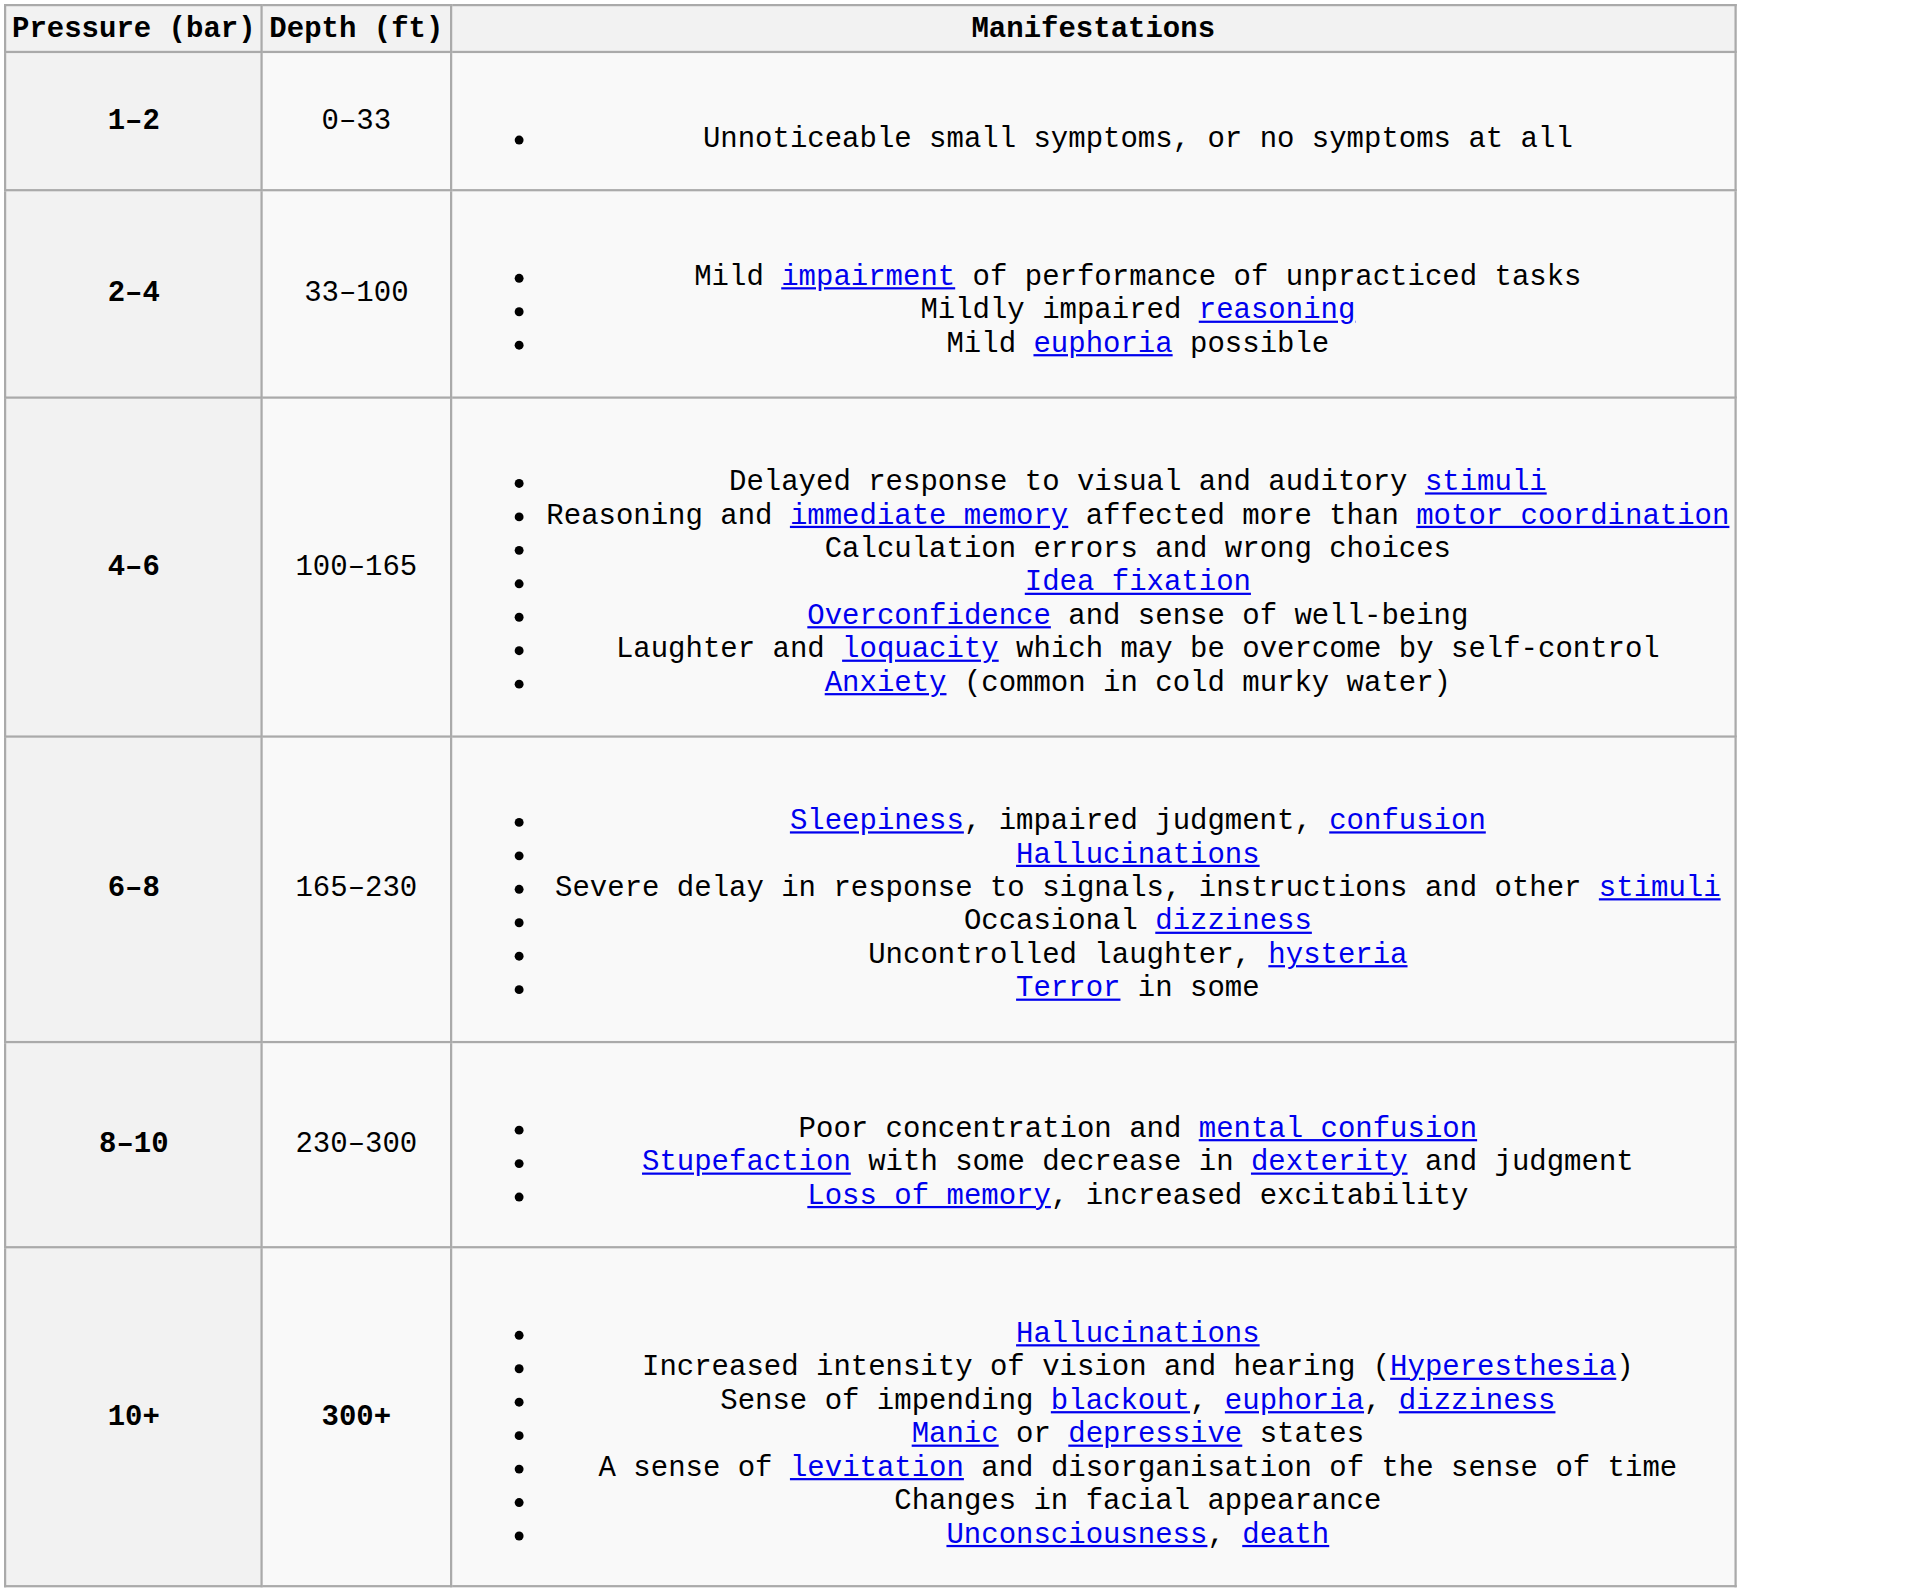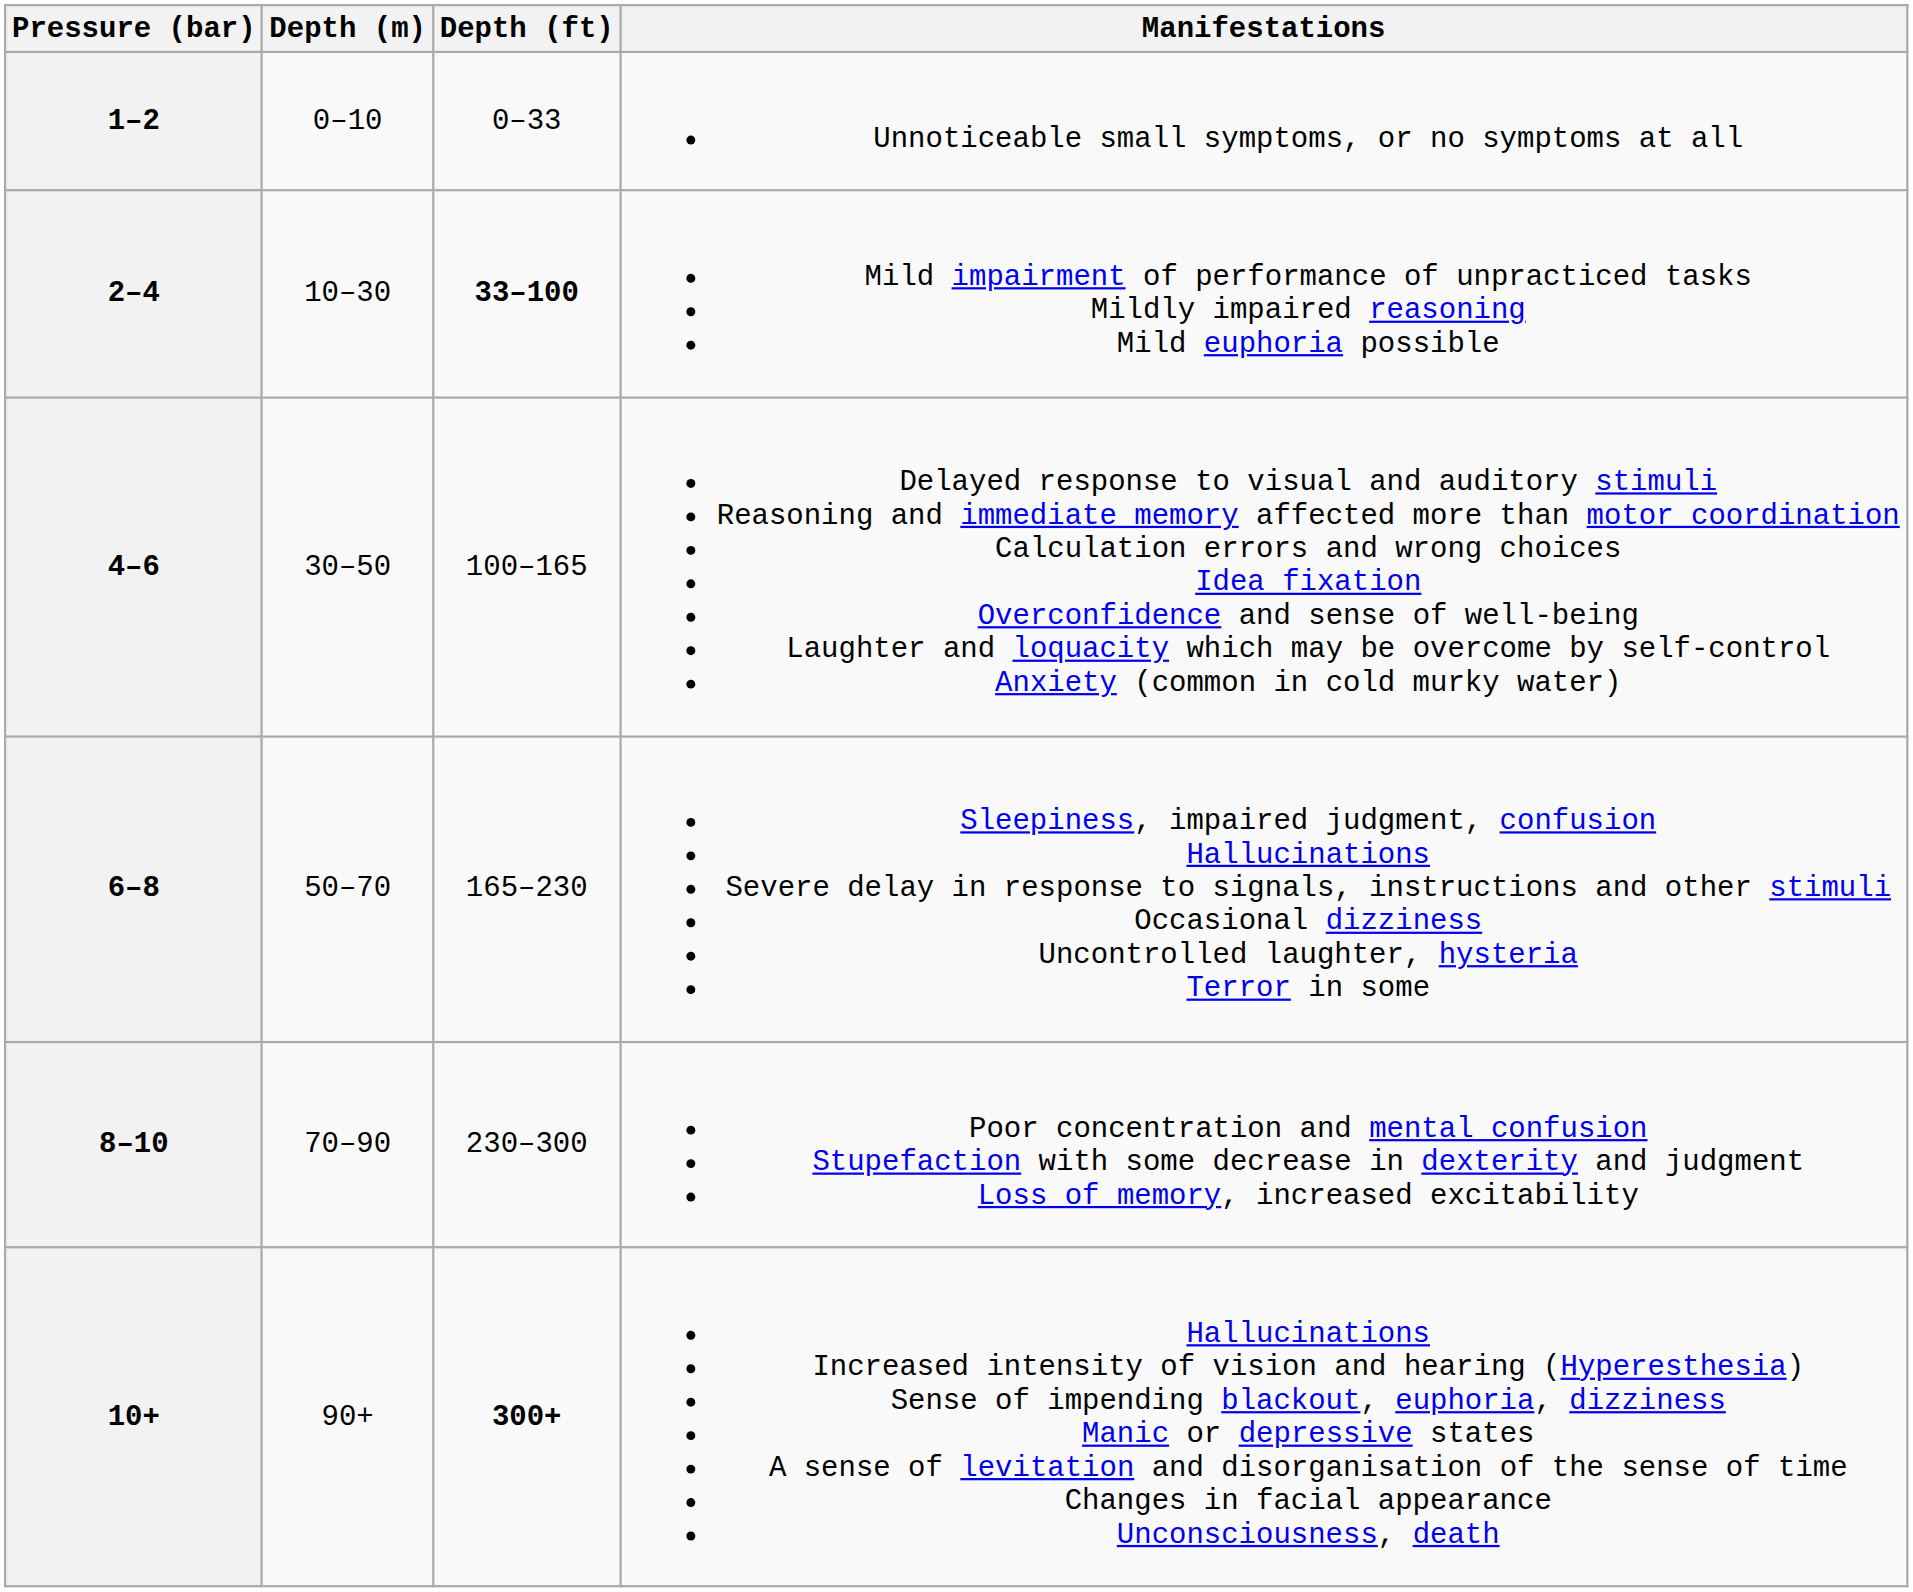+ column: (348, 29)
(356, 294) normal -> (527, 294) bold
